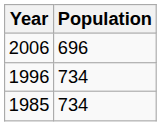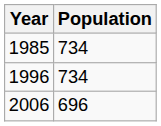rows swapped: (29, 105) <-> (29, 47)
